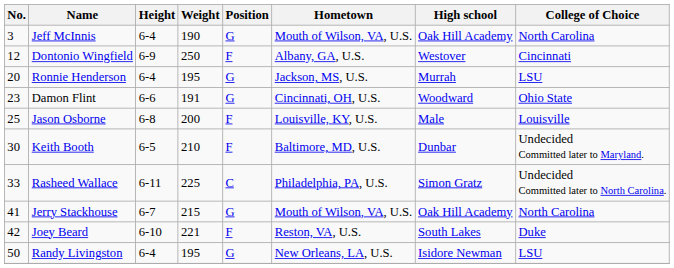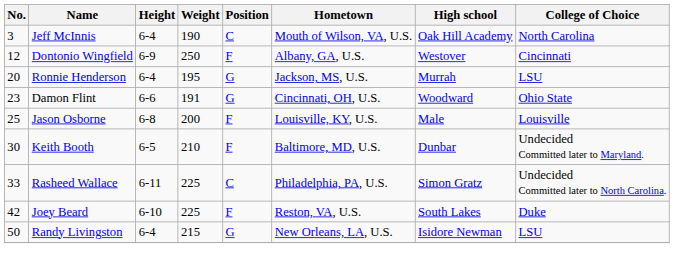(230, 35) G -> (230, 35) C
- row: (75, 211)
(191, 232) 221 -> (191, 211) 225
(191, 252) 195 -> (191, 232) 215
